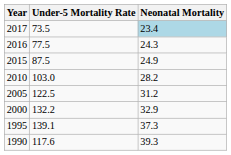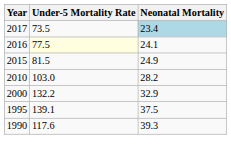(41, 45) no background -> (41, 45) lightyellow background
(149, 45) 24.3 -> (149, 45) 24.1
(41, 61) 87.5 -> (41, 61) 81.5
- row: (17, 93)
(149, 126) 37.3 -> (149, 110) 37.5
